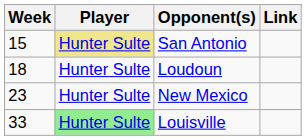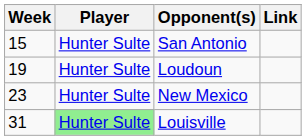(104, 43) khaki background -> (104, 43) no background
(17, 69) 18 -> (17, 69) 19
(17, 122) 33 -> (17, 122) 31
